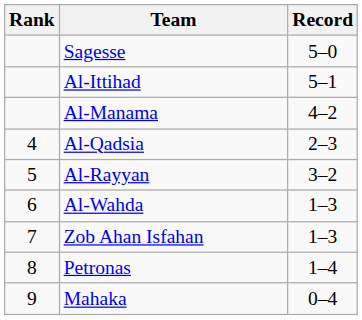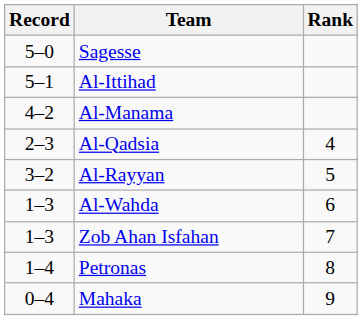columns swapped: (32, 19) <-> (323, 19)
